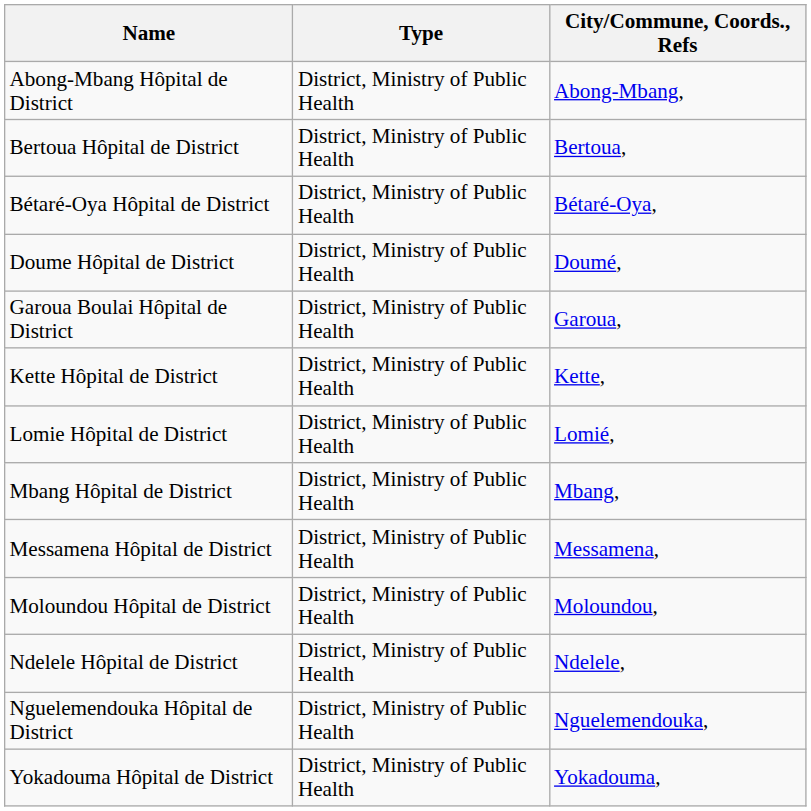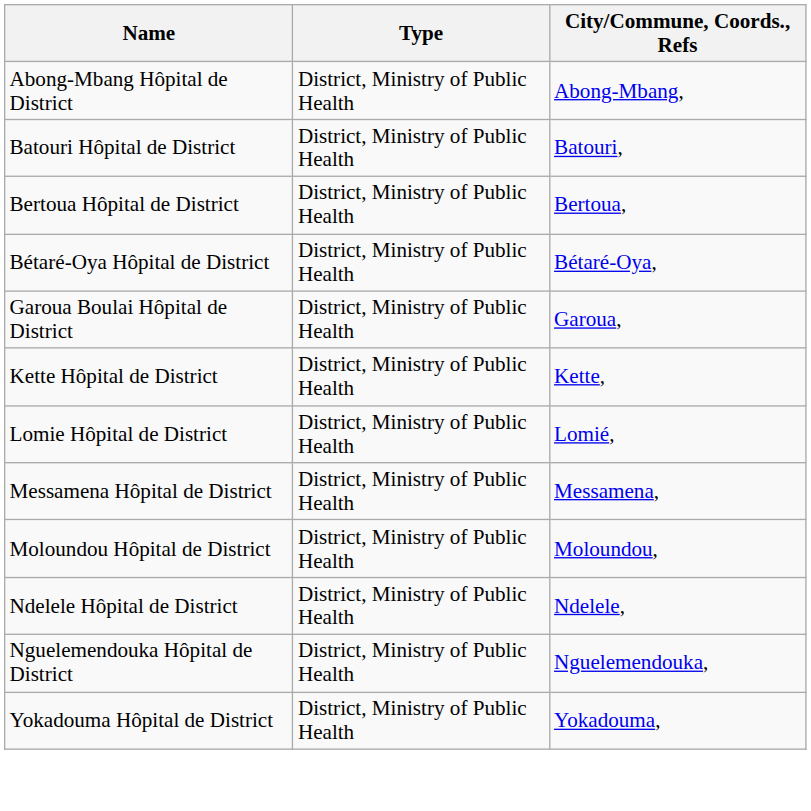+ row: (122, 147)
- row: (122, 262)
- row: (121, 491)
